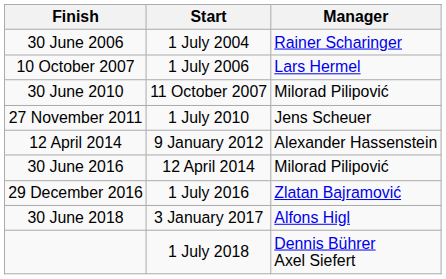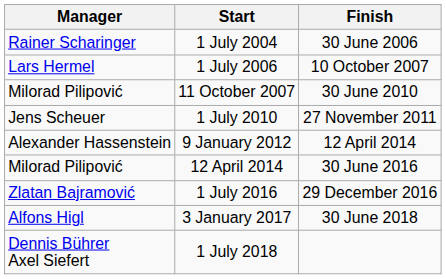columns swapped: (356, 17) <-> (76, 17)
